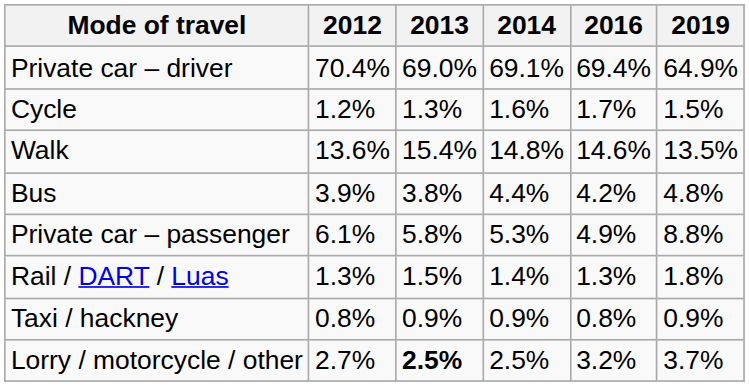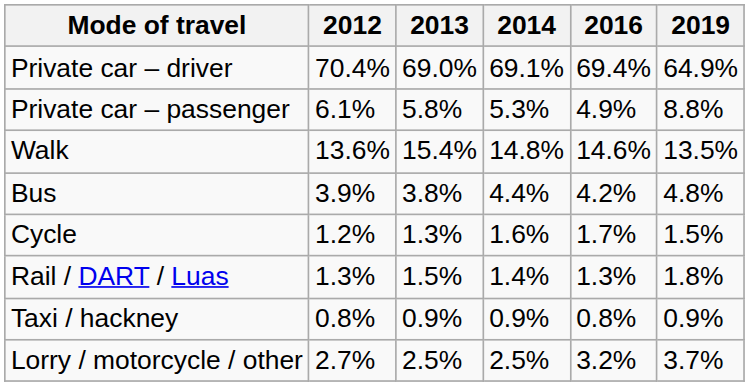rows swapped: (150, 234) <-> (44, 109)
(432, 360) bold -> (432, 360) normal
